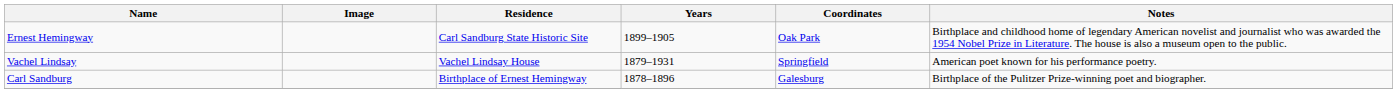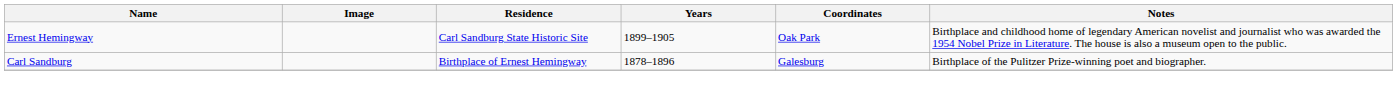- row: (42, 61)
